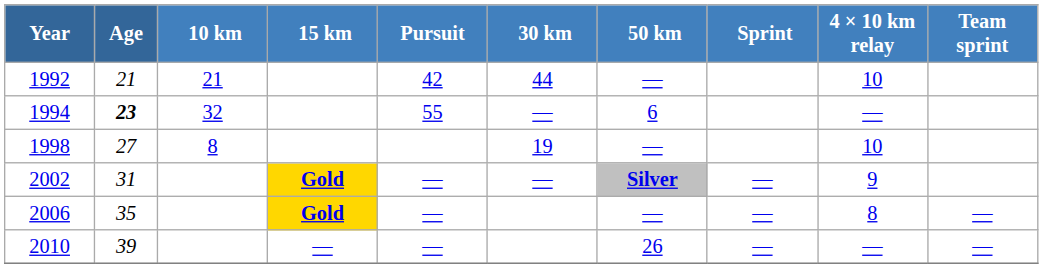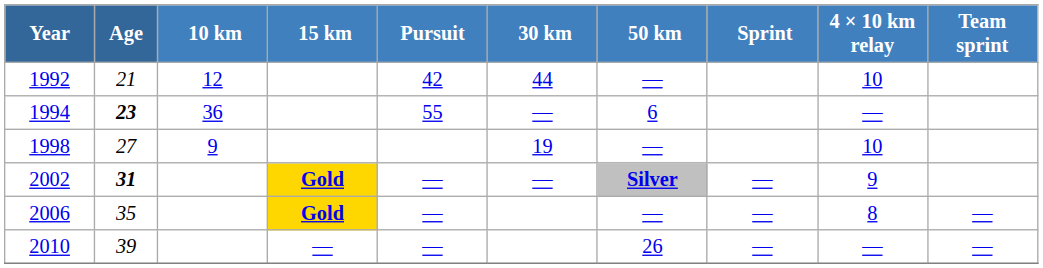(213, 79) 21 -> (213, 79) 12
(213, 112) 32 -> (213, 112) 36
(213, 146) 8 -> (213, 146) 9
(126, 179) normal -> (126, 179) bold
